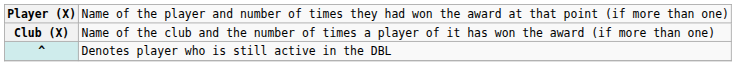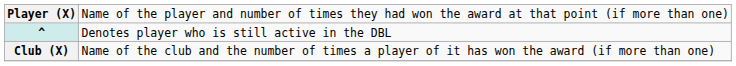rows swapped: (42, 32) <-> (42, 51)
